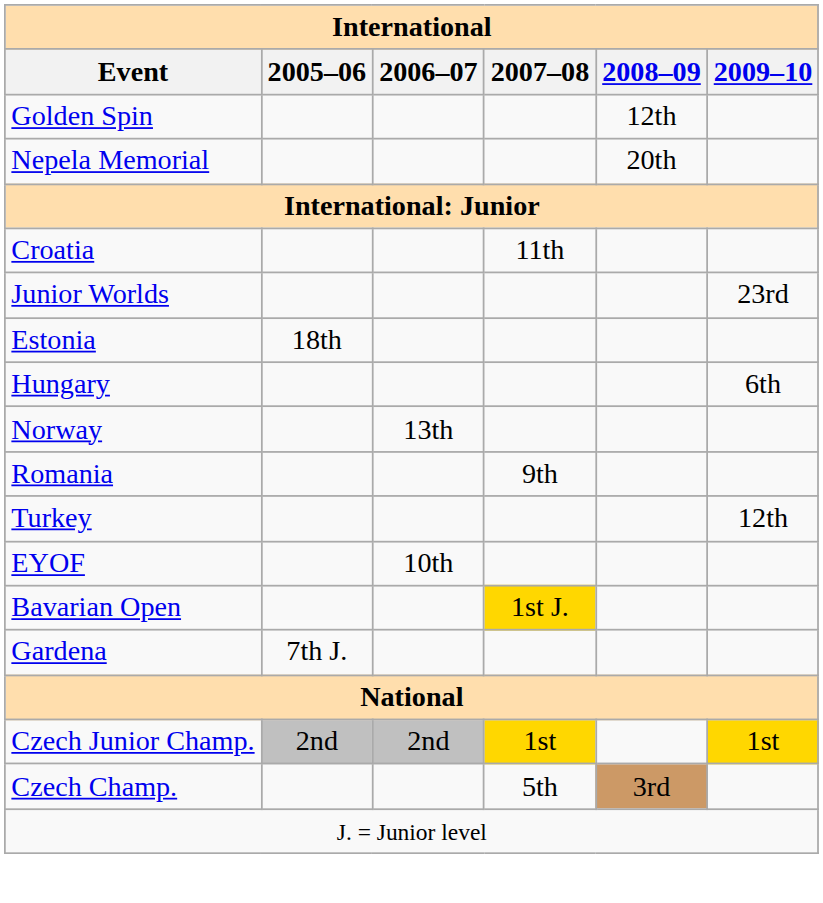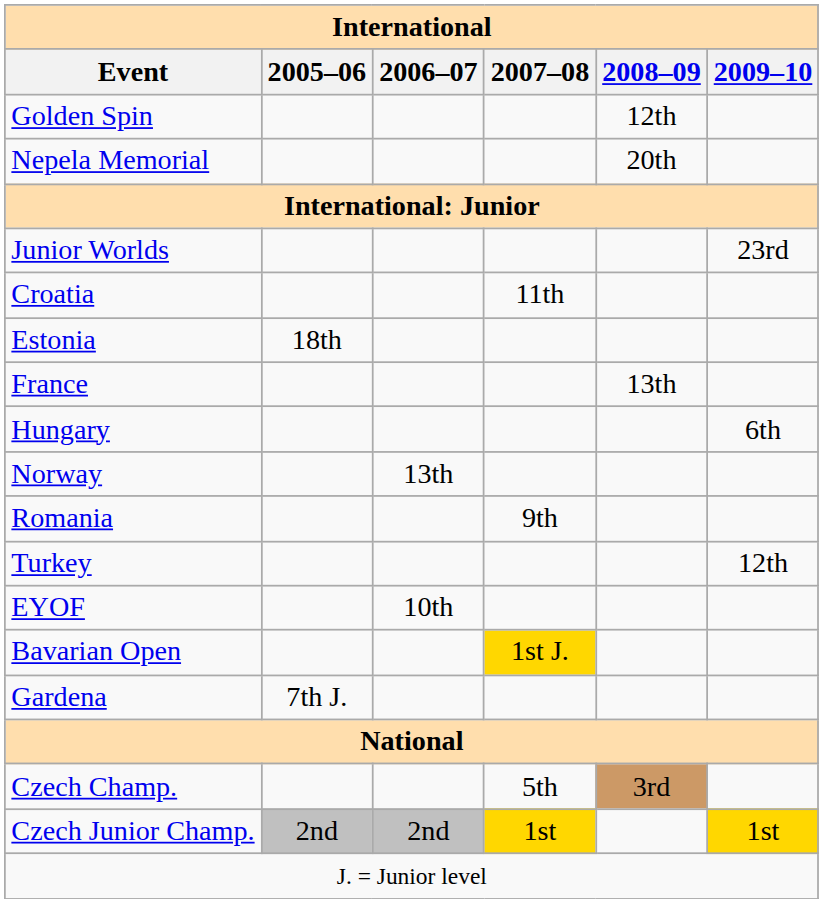rows swapped: (90, 294) <-> (53, 250)
+ row: (50, 384)
rows swapped: (94, 786) <-> (133, 741)
